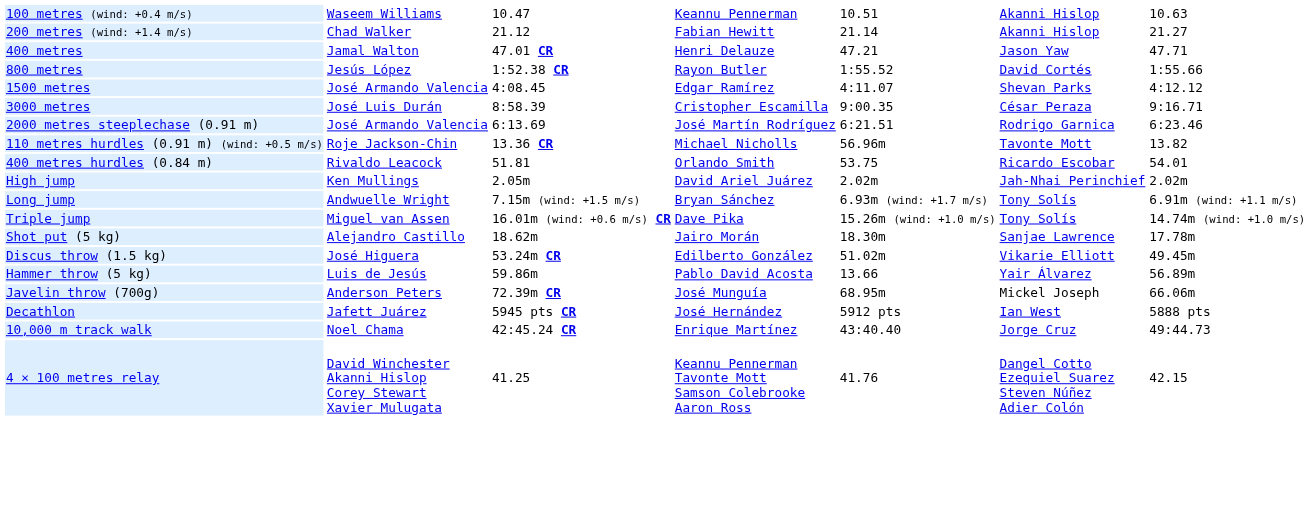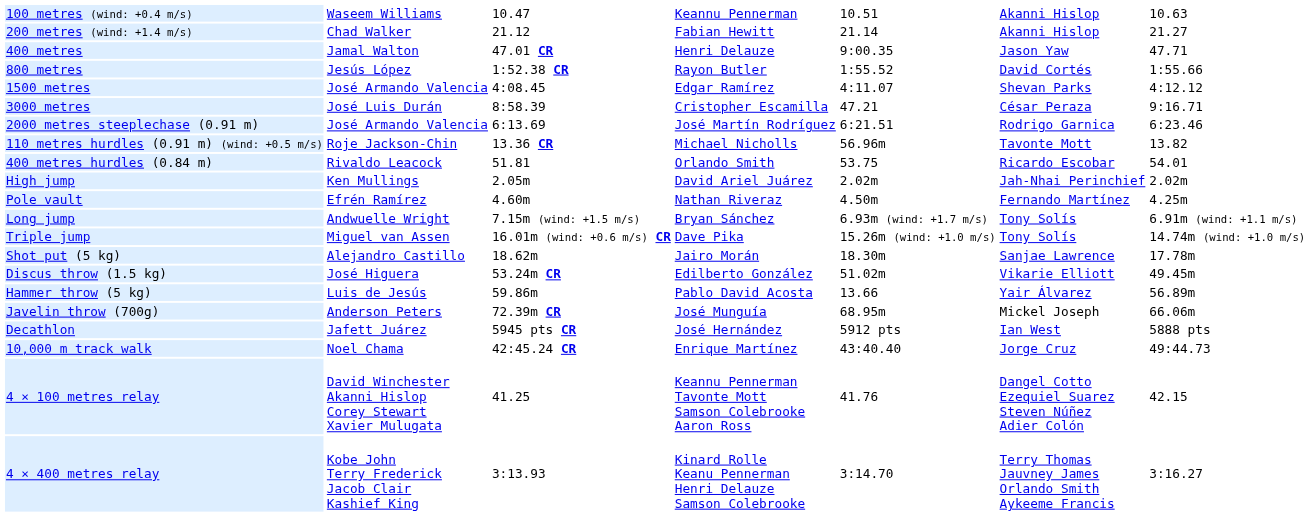(859, 51) 47.21 -> (867, 51) 9:00.35
(867, 106) 9:00.35 -> (859, 106) 47.21
+ row: (44, 199)
+ row: (83, 474)
